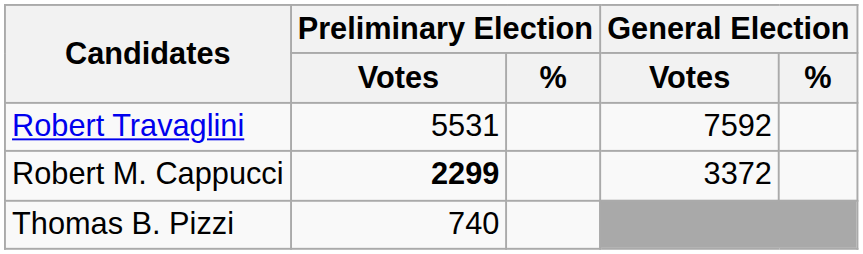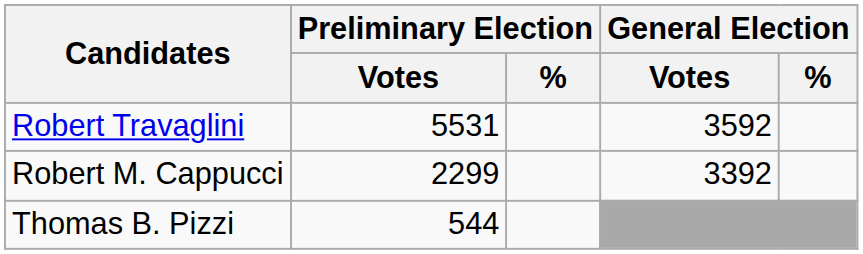(738, 126) 7592 -> (738, 126) 3592
(465, 175) bold -> (465, 175) normal
(738, 175) 3372 -> (738, 175) 3392
(474, 223) 740 -> (474, 223) 544
